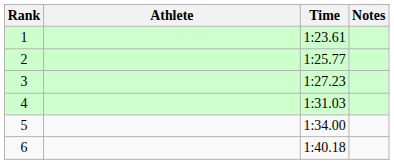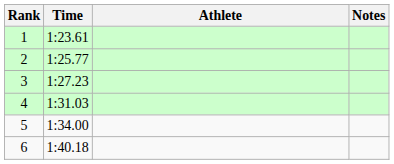columns swapped: (172, 15) <-> (325, 15)
